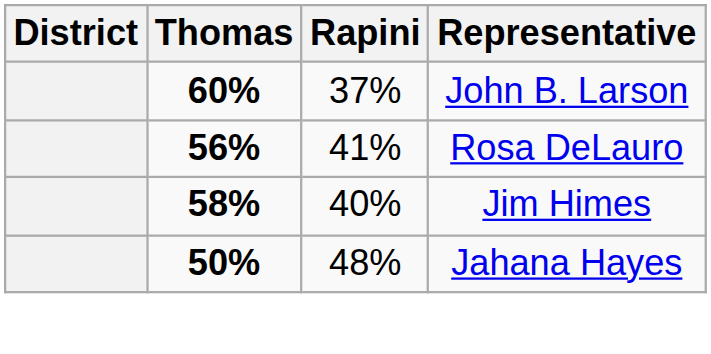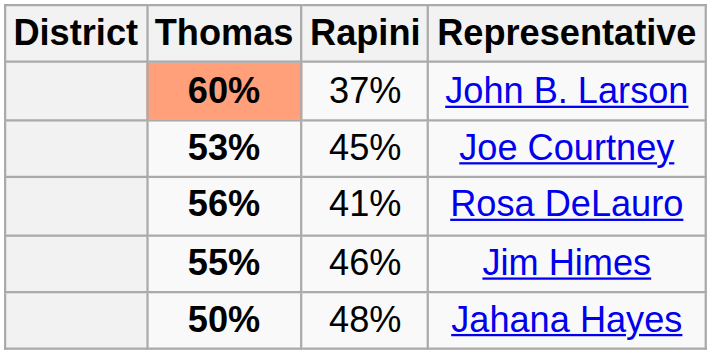(224, 90) no background -> (224, 90) lightsalmon background
+ row: (567, 147)
(224, 205) 58% -> (224, 262) 55%
(365, 205) 40% -> (365, 262) 46%
